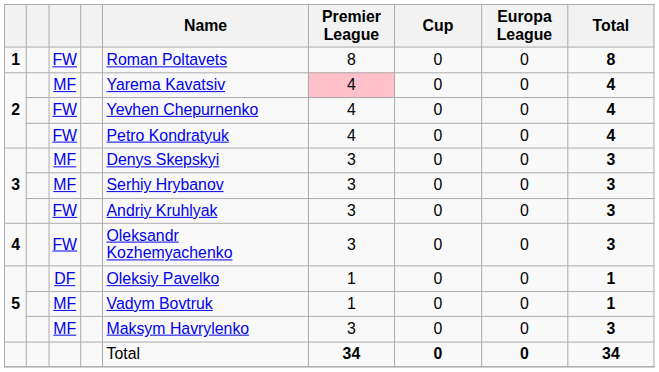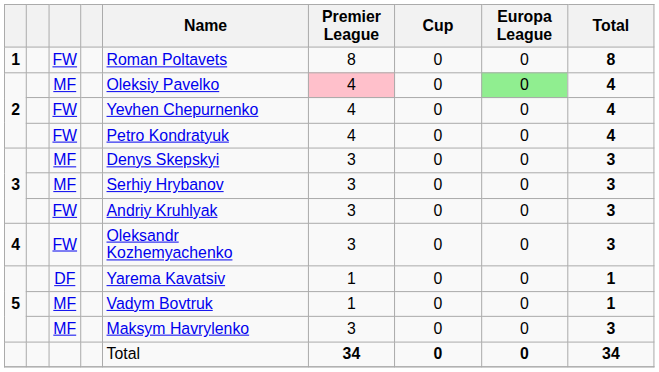(166, 85) Yarema Kavatsiv -> (163, 85) Oleksiy Pavelko
(524, 85) no background -> (524, 85) lightgreen background
(163, 278) Oleksiy Pavelko -> (166, 278) Yarema Kavatsiv
